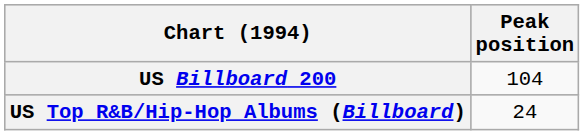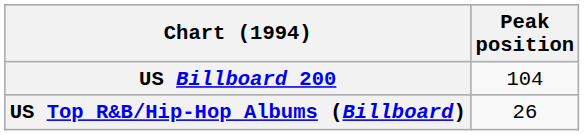(525, 112) 24 -> (525, 112) 26
